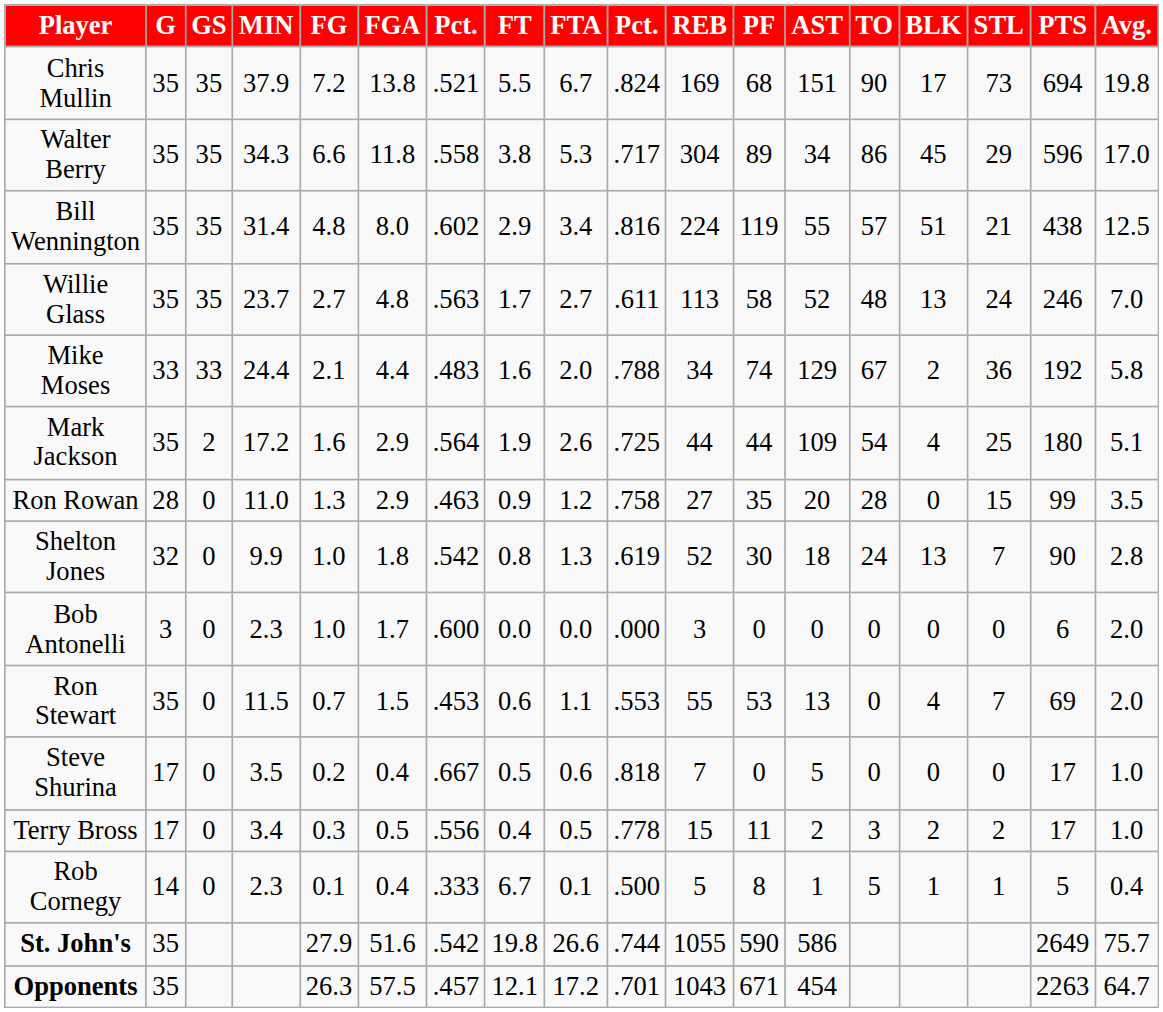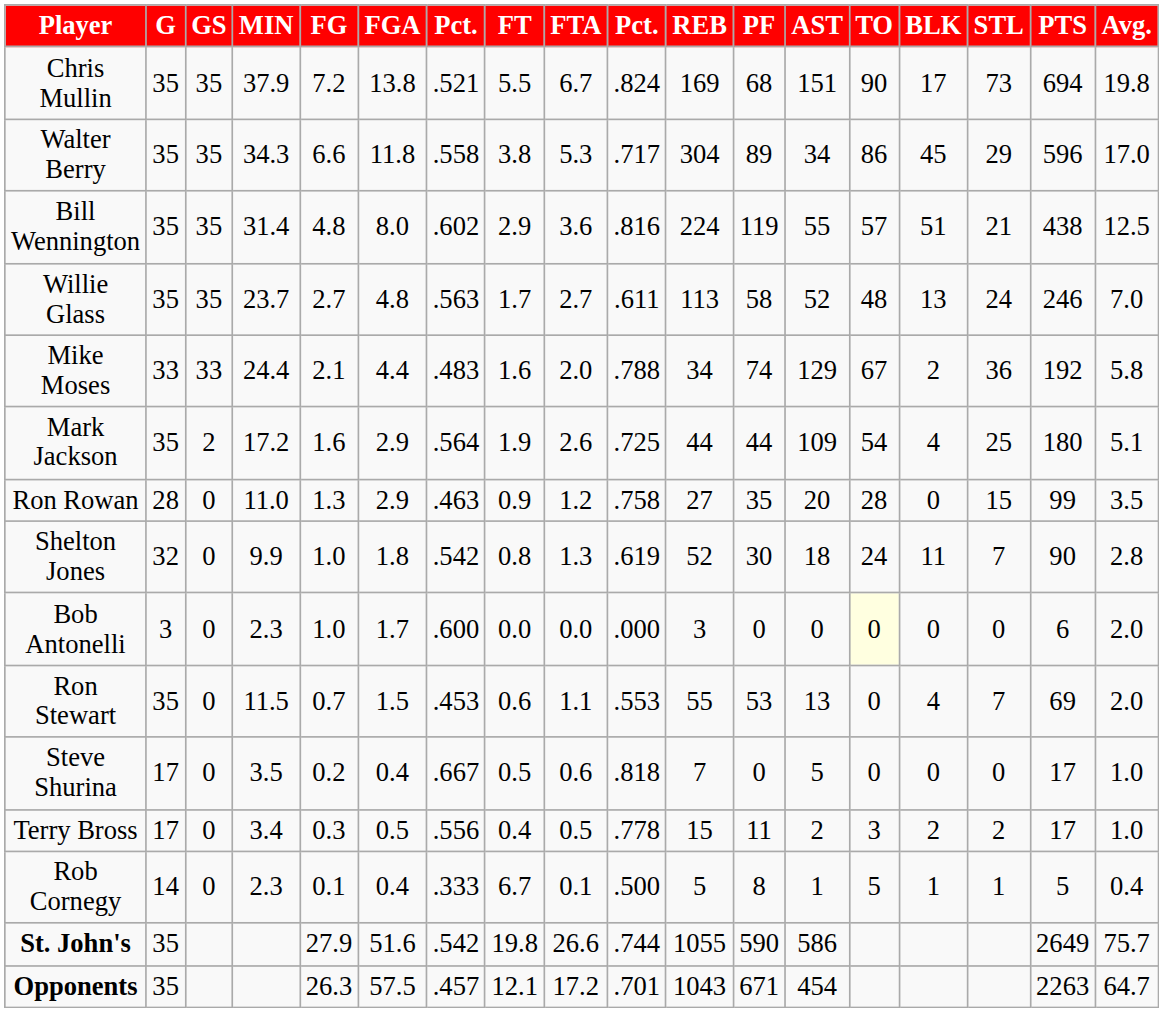(576, 226) 3.4 -> (576, 226) 3.6
(933, 556) 13 -> (933, 556) 11
(874, 628) no background -> (874, 628) lightyellow background
